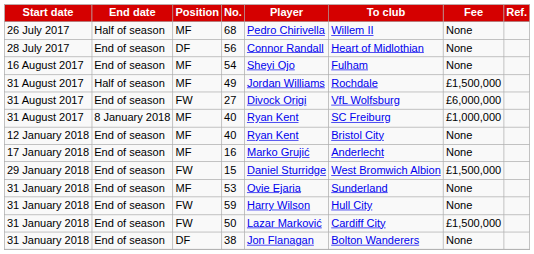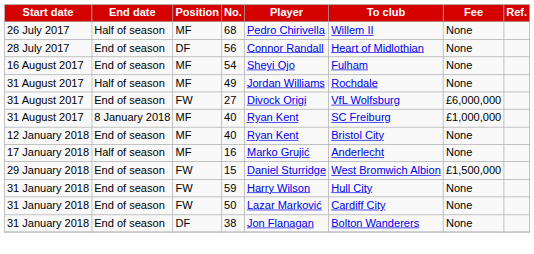(474, 83) £1,500,000 -> (459, 83) None
(130, 153) End of season -> (130, 153) Half of season
- row: (48, 188)
(474, 223) £1,500,000 -> (459, 205) None
